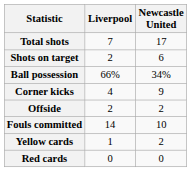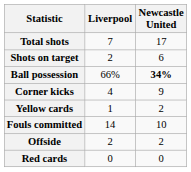(161, 74) normal -> (161, 74) bold
rows swapped: (44, 108) <-> (44, 141)
